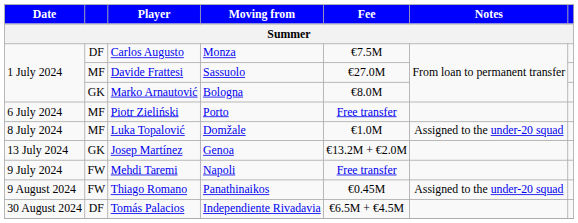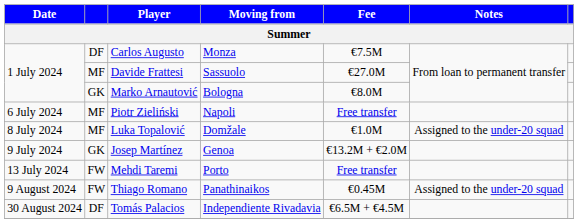(216, 112) Porto -> (219, 112) Napoli
(38, 150) 13 July 2024 -> (35, 150) 9 July 2024
(35, 170) 9 July 2024 -> (38, 170) 13 July 2024
(219, 170) Napoli -> (216, 170) Porto
